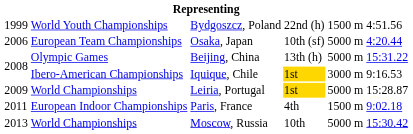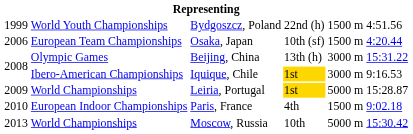(345, 41) 5000 m -> (345, 41) 1500 m
(345, 57) 5000 m -> (345, 57) 3000 m
(16, 106) 2011 -> (16, 106) 2010
